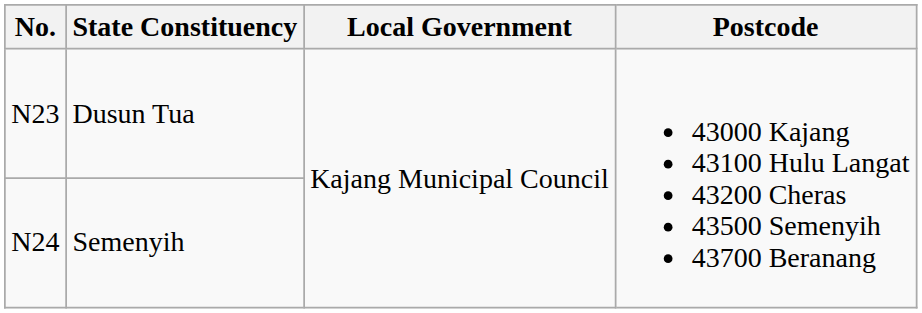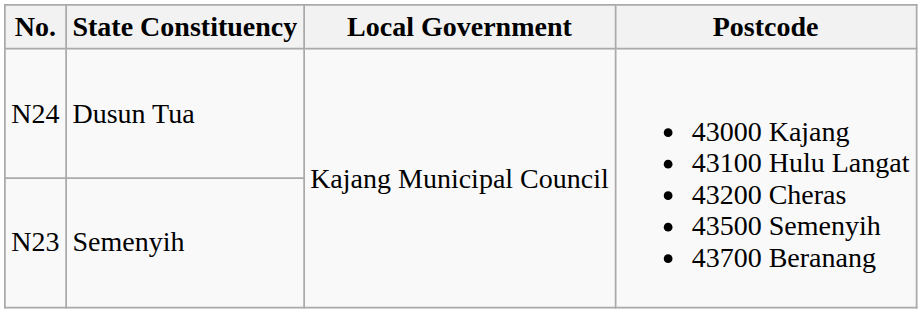(35, 113) N23 -> (35, 113) N24
(35, 242) N24 -> (35, 242) N23
